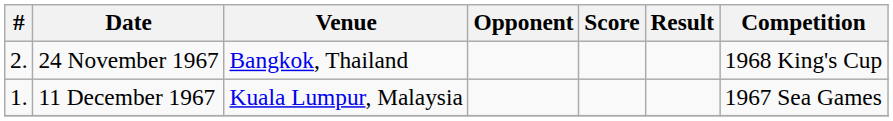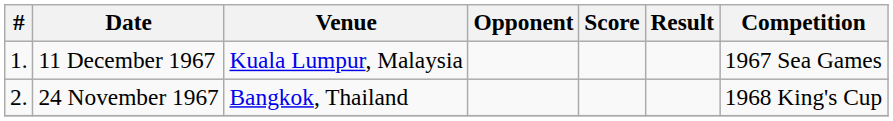rows swapped: (127, 97) <-> (129, 60)
